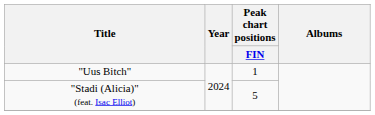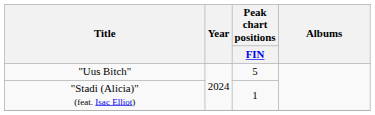(255, 72) 1 -> (255, 72) 5
(255, 95) 5 -> (255, 95) 1
